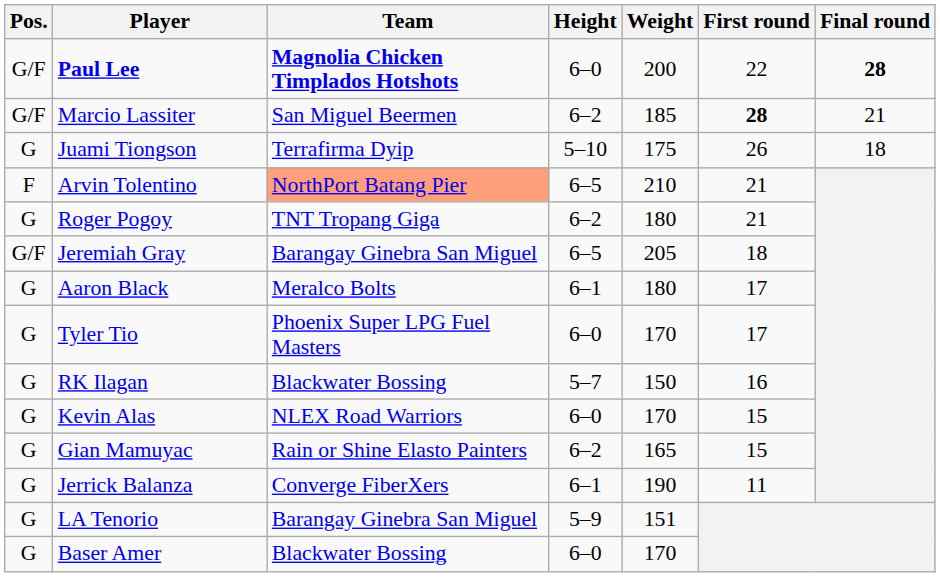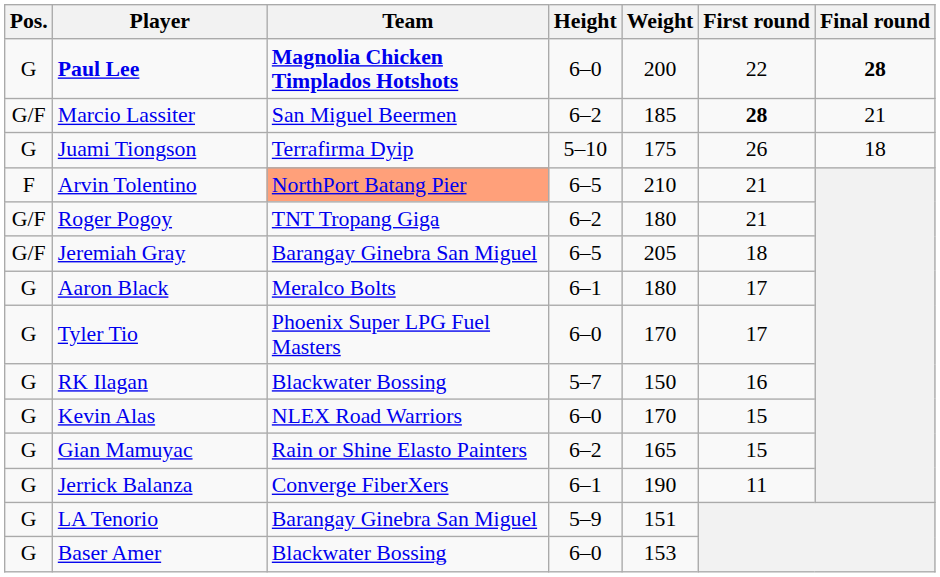(29, 68) G/F -> (29, 68) G
(29, 218) G -> (29, 218) G/F
(660, 553) 170 -> (660, 553) 153
